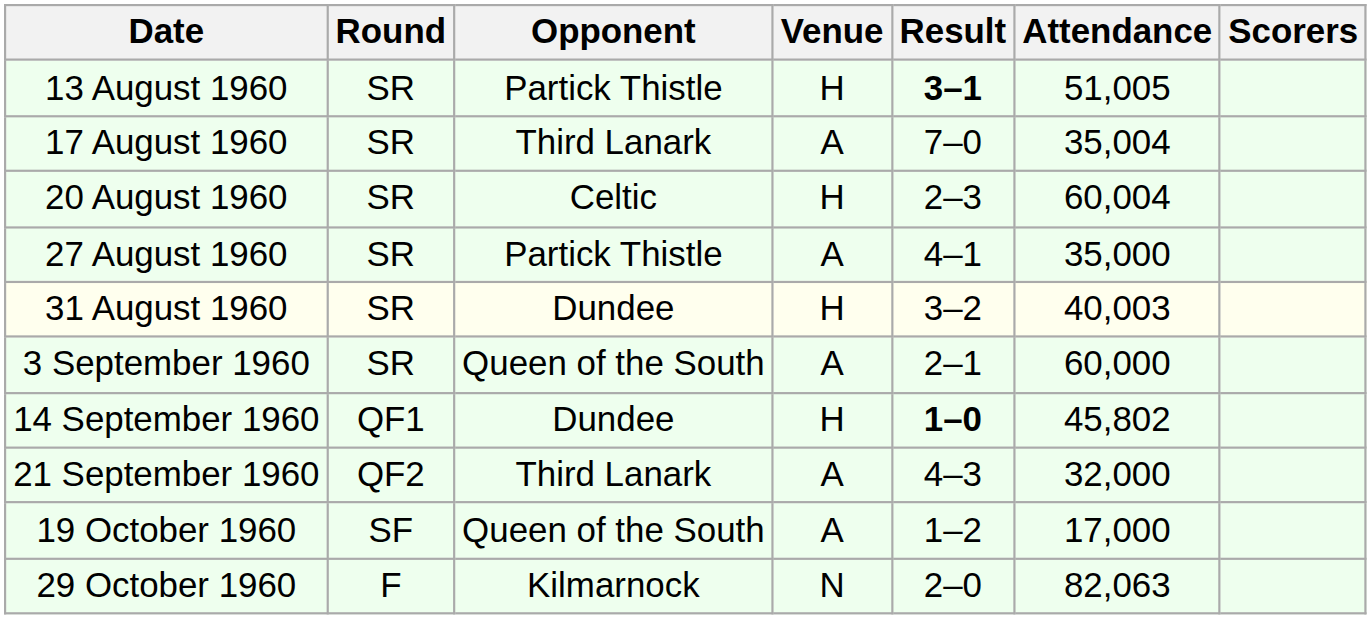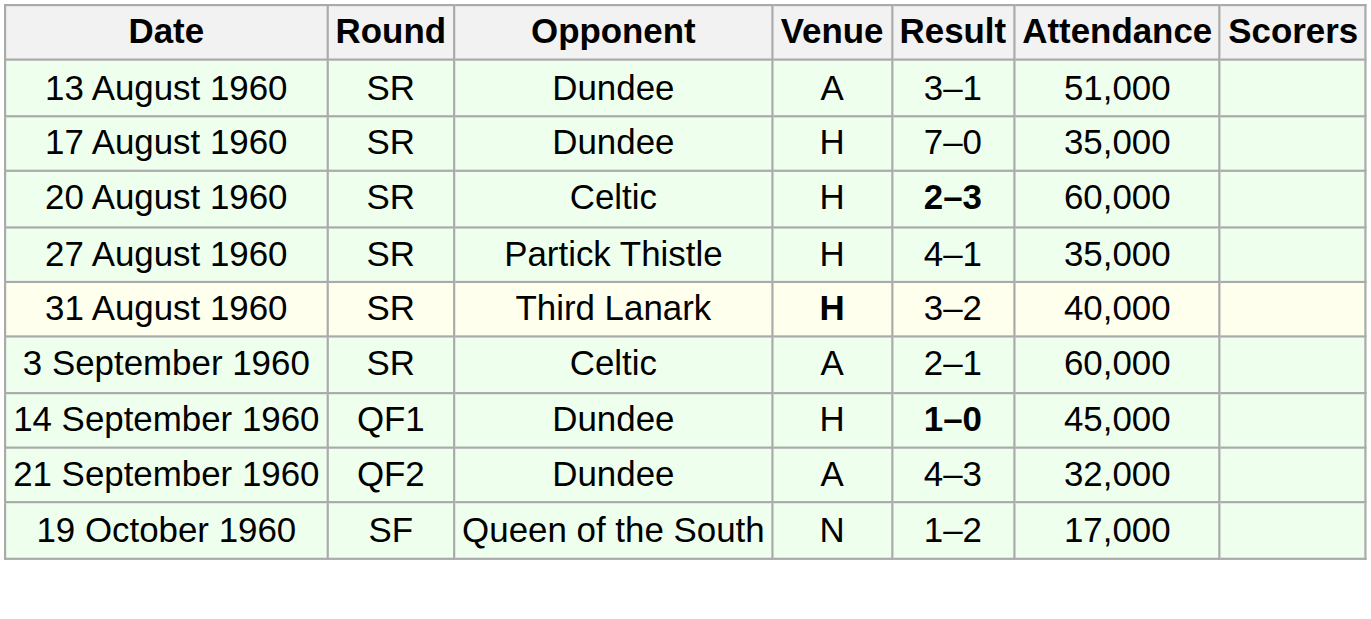(613, 87) Partick Thistle -> (613, 87) Dundee
(832, 87) H -> (832, 87) A
(953, 87) bold -> (953, 87) normal
(1117, 87) 51,005 -> (1117, 87) 51,000
(613, 142) Third Lanark -> (613, 142) Dundee
(832, 142) A -> (832, 142) H
(1117, 142) 35,004 -> (1117, 142) 35,000
(953, 198) normal -> (953, 198) bold
(1117, 198) 60,004 -> (1117, 198) 60,000
(832, 253) A -> (832, 253) H
(613, 308) Dundee -> (613, 308) Third Lanark
(832, 308) normal -> (832, 308) bold
(1117, 308) 40,003 -> (1117, 308) 40,000
(613, 364) Queen of the South -> (613, 364) Celtic
(1117, 419) 45,802 -> (1117, 419) 45,000
(613, 474) Third Lanark -> (613, 474) Dundee
(832, 530) A -> (832, 530) N
- row: (166, 585)
